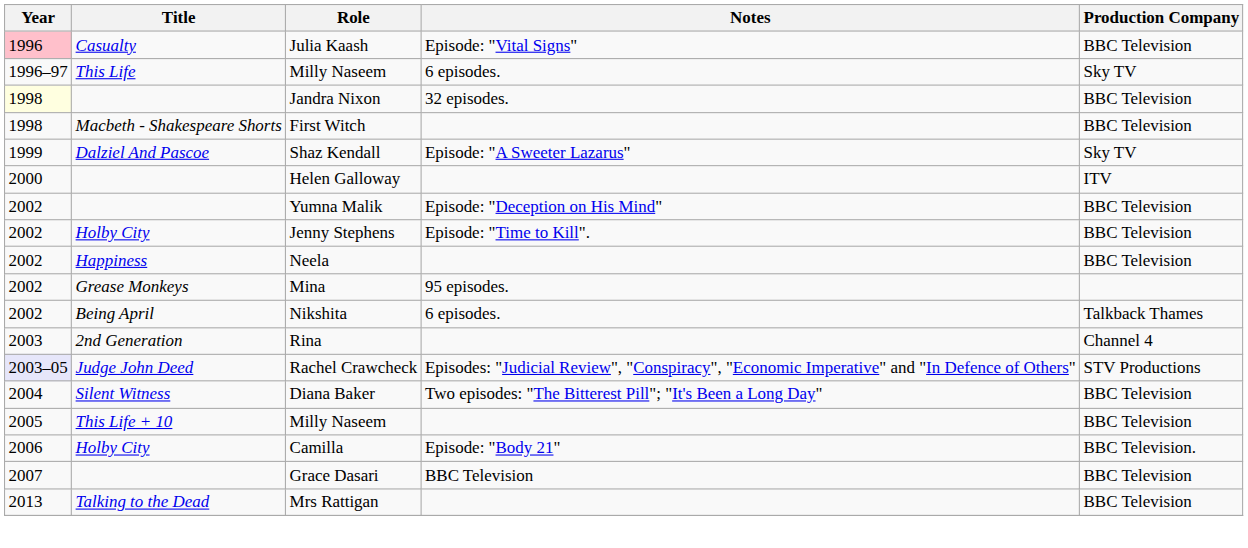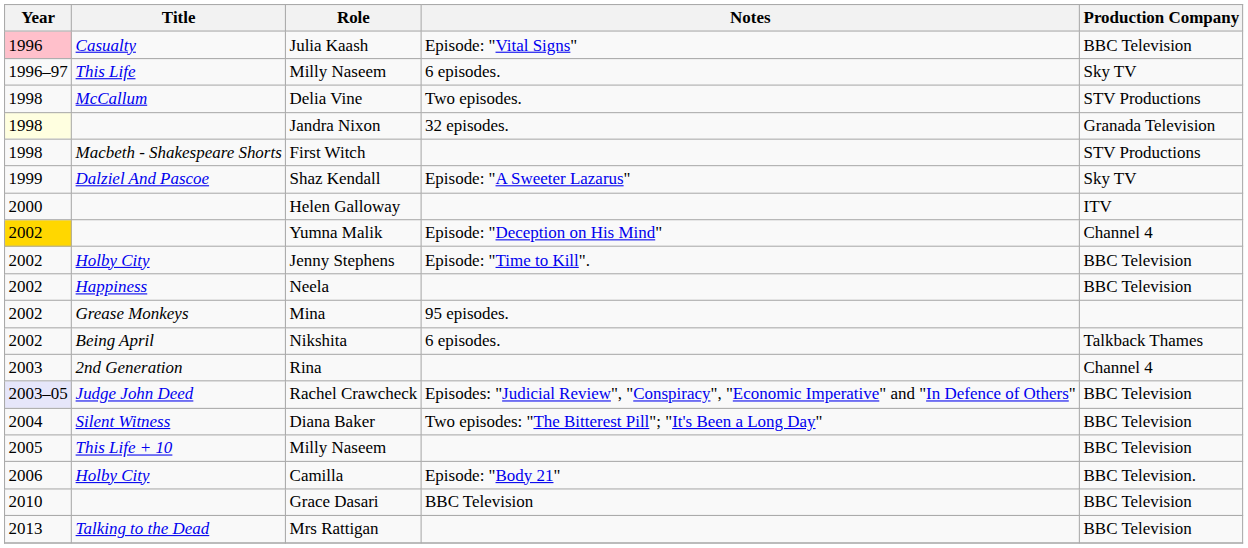+ row: (111, 98)
(1138, 98) BBC Television -> (1149, 125) Granada Television
(1138, 125) BBC Television -> (1142, 152) STV Productions
(25, 206) no background -> (25, 233) gold background
(1138, 206) BBC Television -> (1118, 233) Channel 4
(1142, 367) STV Productions -> (1138, 394) BBC Television
(25, 475) 2007 -> (25, 502) 2010
